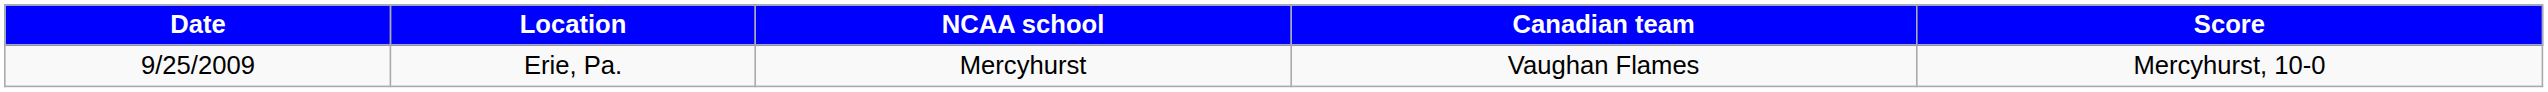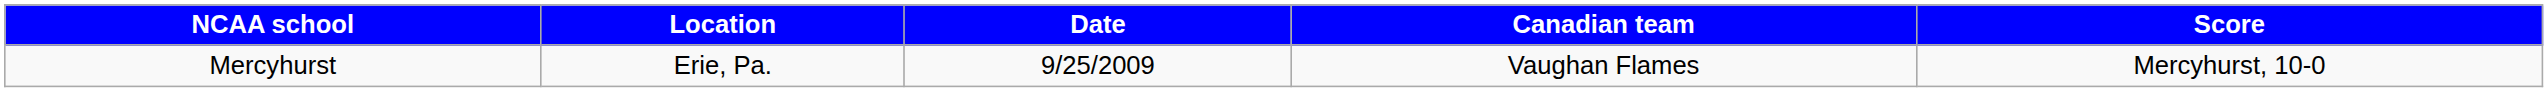columns swapped: (198, 24) <-> (1023, 24)
